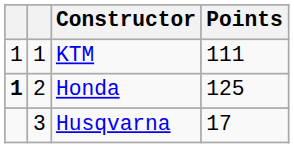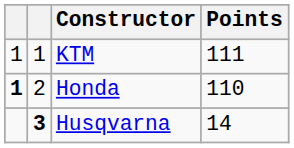(225, 91) 125 -> (225, 91) 110
(39, 125) normal -> (39, 125) bold
(219, 125) 17 -> (219, 125) 14
